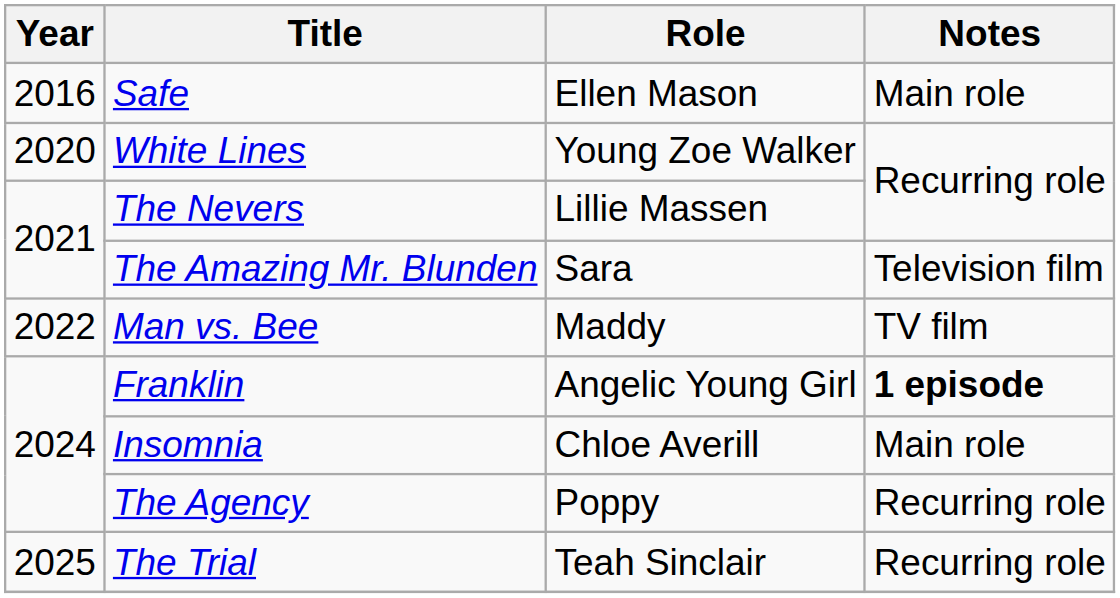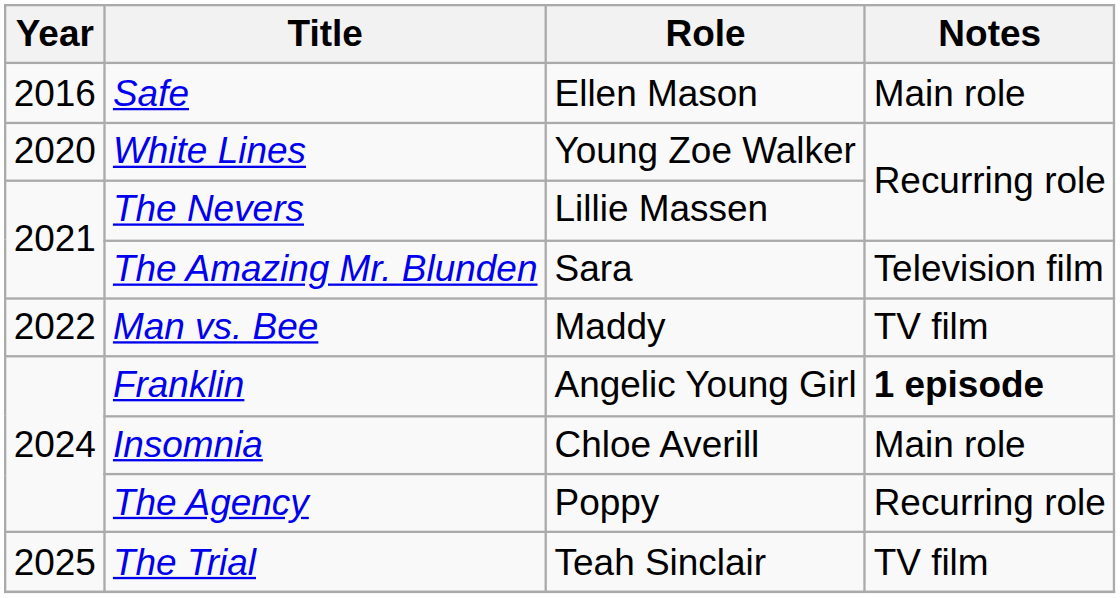(990, 561) Recurring role -> (931, 561) TV film
